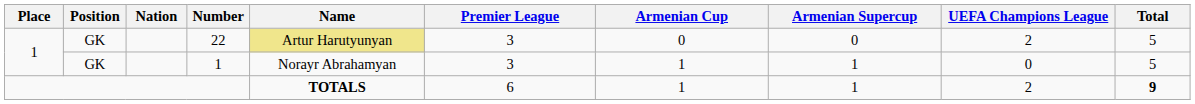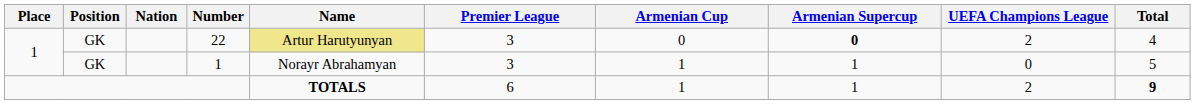(855, 40) normal -> (855, 40) bold
(1153, 40) 5 -> (1153, 40) 4
